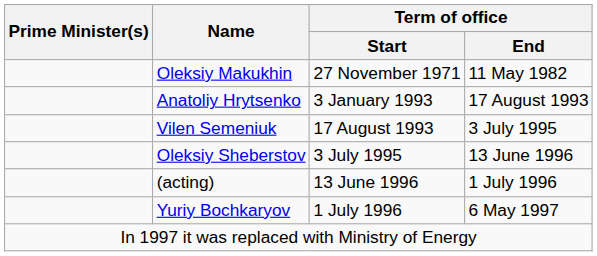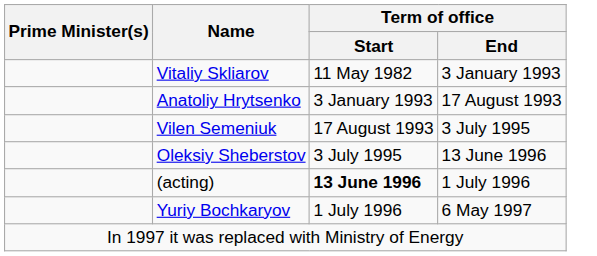- row: (224, 73)
+ row: (213, 73)
(366, 182) normal -> (367, 182) bold
